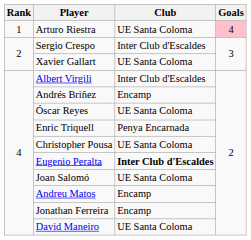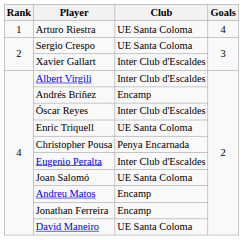(231, 29) pink background -> (223, 29) no background
(161, 45) Inter Club d'Escaldes -> (155, 45) UE Santa Coloma
(155, 62) UE Santa Coloma -> (161, 62) Inter Club d'Escaldes
(155, 111) UE Santa Coloma -> (161, 111) Inter Club d'Escaldes
(153, 128) Penya Encarnada -> (155, 128) UE Santa Coloma
(155, 144) UE Santa Coloma -> (153, 144) Penya Encarnada
(165, 161) bold -> (161, 161) normal
